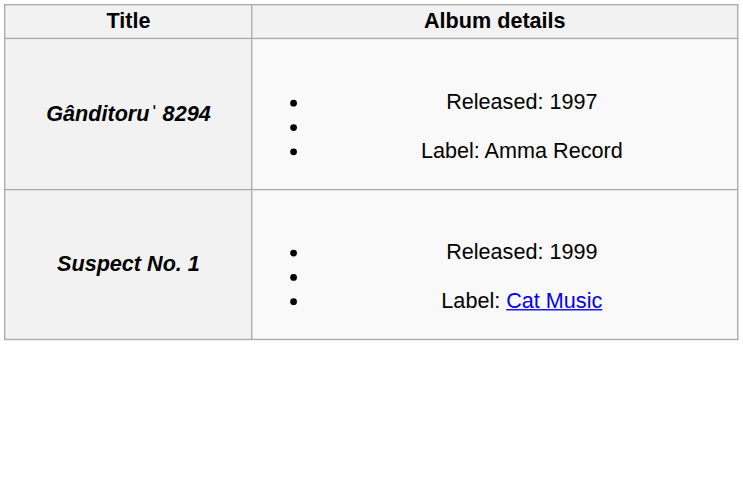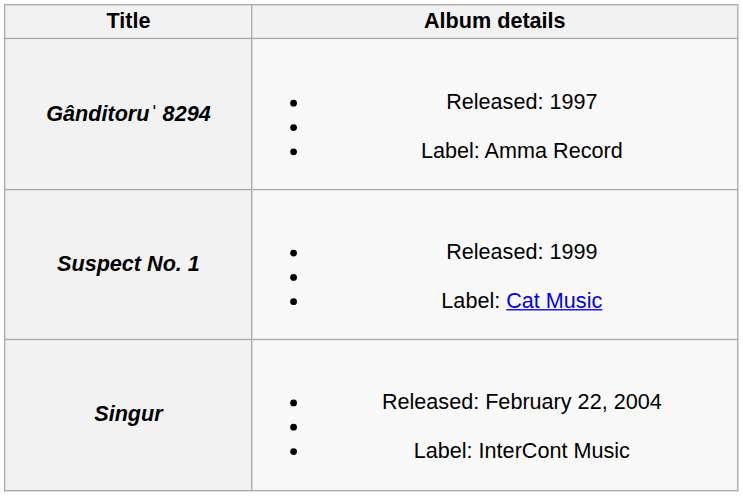+ row: (128, 414)
